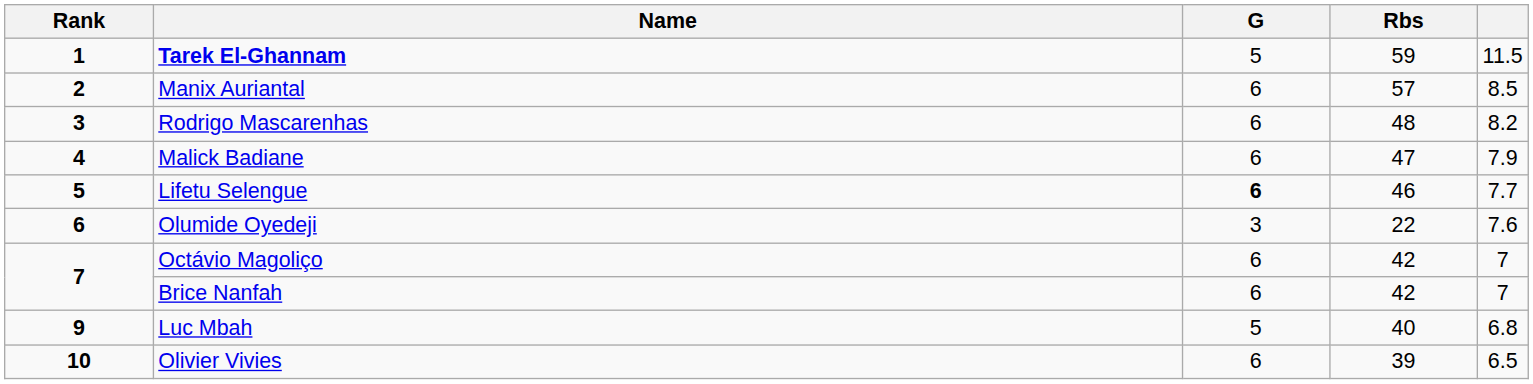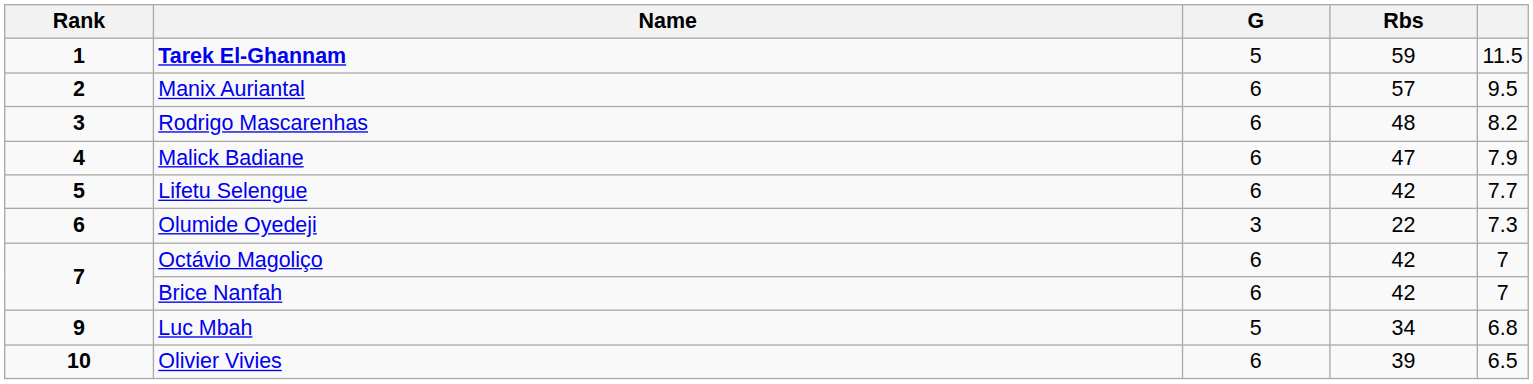(1503, 89) 8.5 -> (1503, 89) 9.5
(1256, 191) bold -> (1256, 191) normal
(1404, 191) 46 -> (1404, 191) 42
(1503, 225) 7.6 -> (1503, 225) 7.3
(1404, 327) 40 -> (1404, 327) 34
